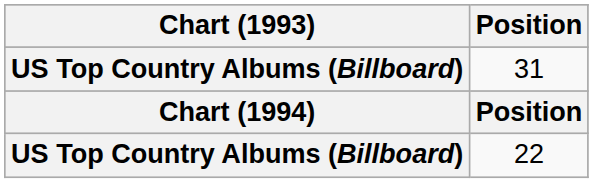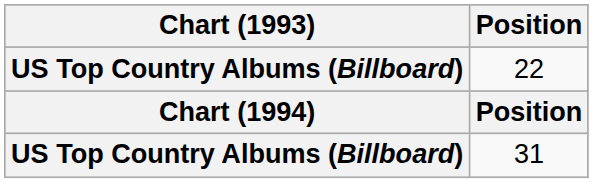rows swapped: (529, 68) <-> (529, 154)
